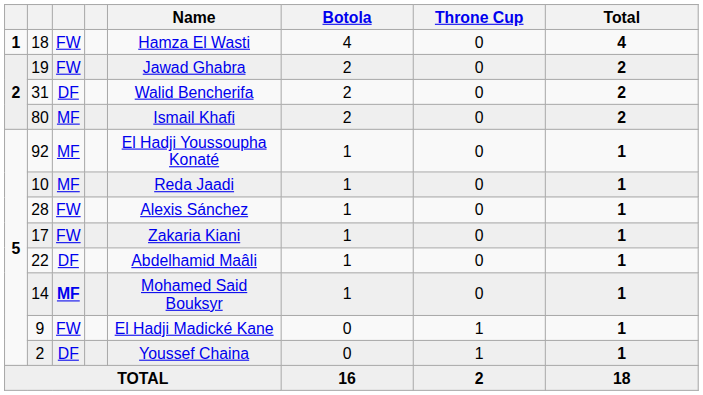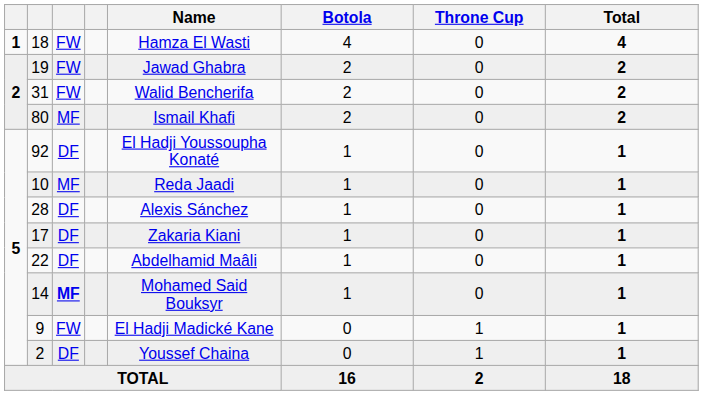(68, 92) DF -> (68, 92) FW
(68, 151) MF -> (68, 151) DF
(68, 210) FW -> (68, 210) DF
(68, 235) FW -> (68, 235) DF
